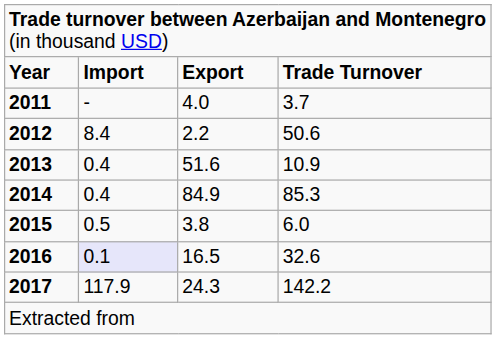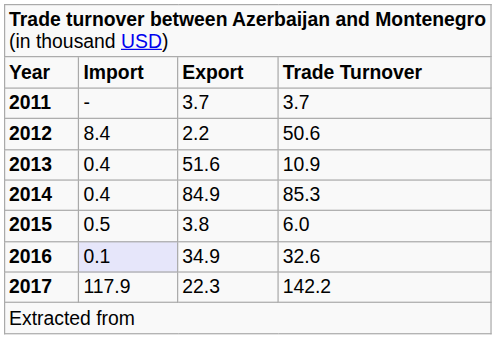(196, 103) 4.0 -> (196, 103) 3.7
(201, 256) 16.5 -> (201, 256) 34.9
(201, 287) 24.3 -> (201, 287) 22.3
